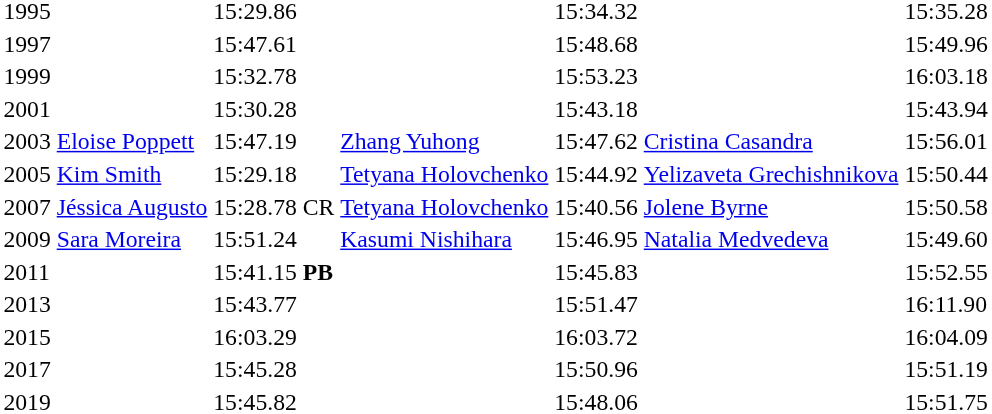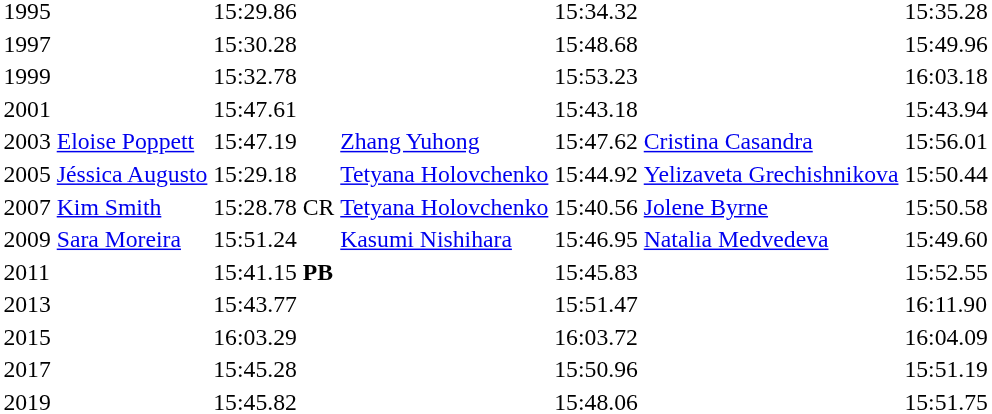(255, 44) 15:47.61 -> (255, 44) 15:30.28
(255, 109) 15:30.28 -> (255, 109) 15:47.61
(109, 174) Kim Smith -> (132, 174) Jéssica Augusto
(132, 206) Jéssica Augusto -> (109, 206) Kim Smith
